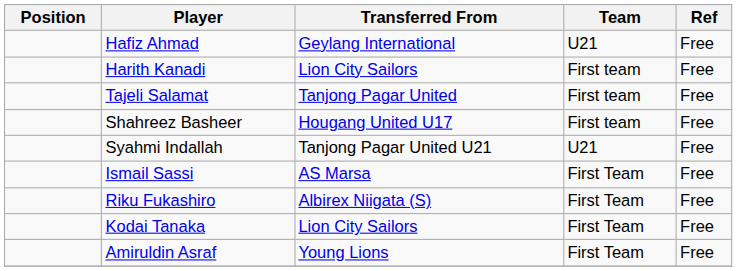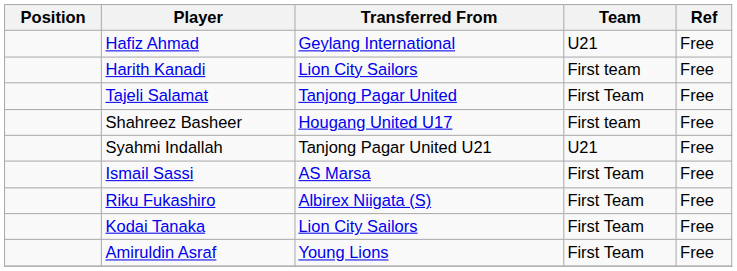(604, 95) First team -> (606, 95) First Team
